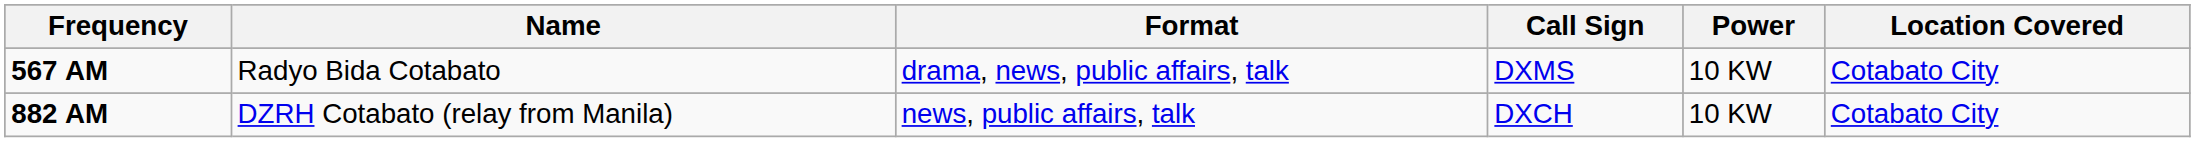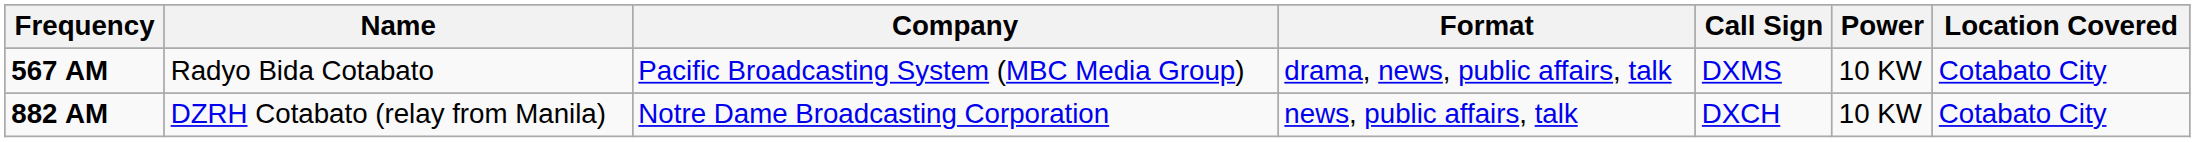+ column: (955, 26)
